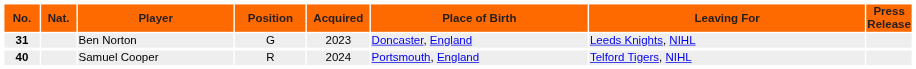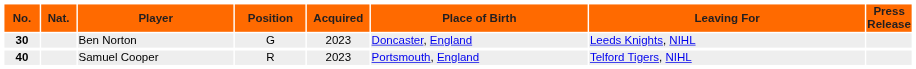(22, 40) 31 -> (22, 40) 30
(338, 57) 2024 -> (338, 57) 2023
